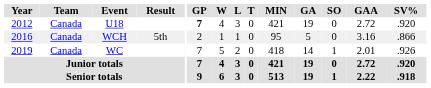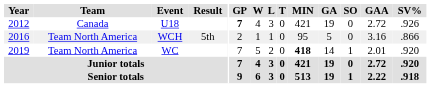(406, 23) .920 -> (410, 23) .926
(66, 37) Canada -> (93, 37) Team North America
(66, 50) Canada -> (93, 50) Team North America
(276, 50) normal -> (303, 50) bold
(406, 50) .926 -> (410, 50) .920
